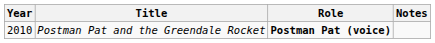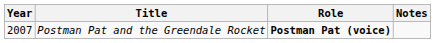(20, 30) 2010 -> (20, 30) 2007
